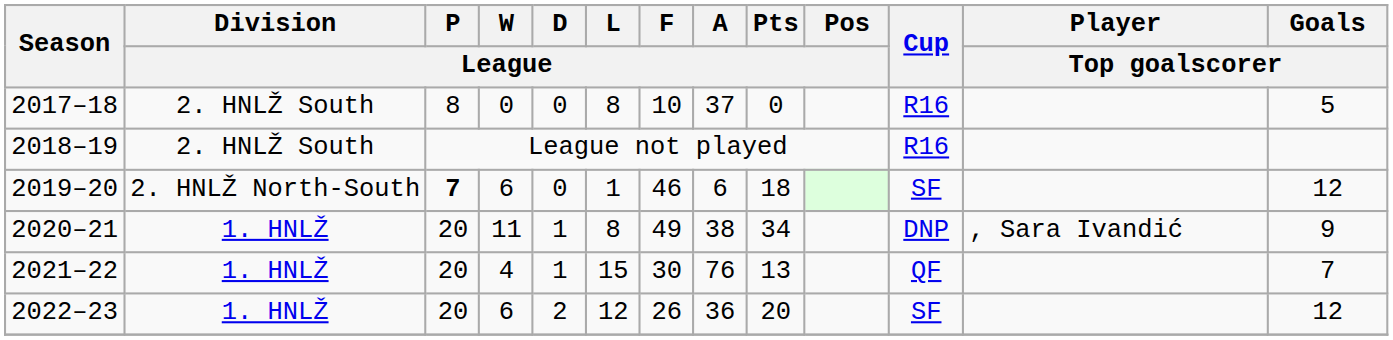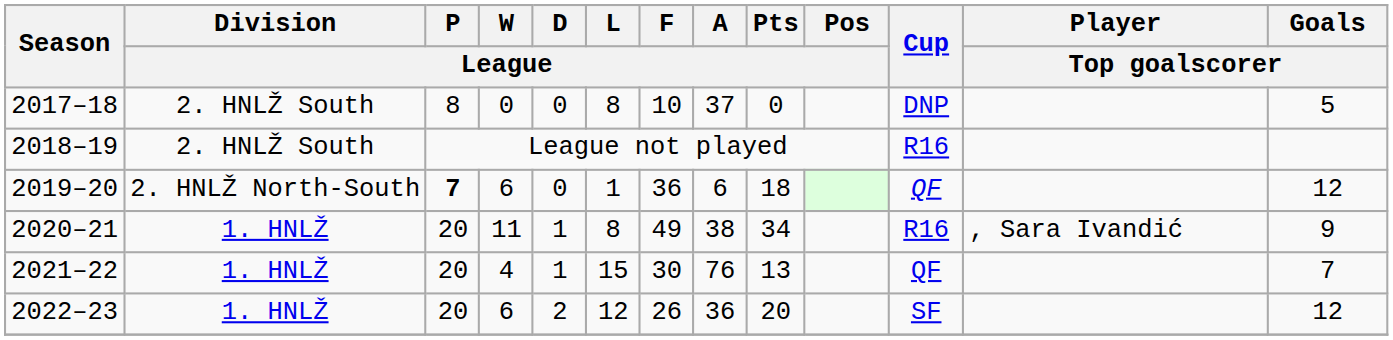(926, 108) R16 -> (926, 108) DNP
(667, 190) 46 -> (667, 190) 36
(926, 190) SF -> (926, 190) QF
(926, 231) DNP -> (926, 231) R16
